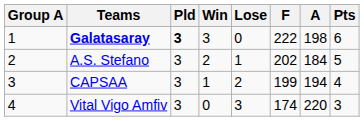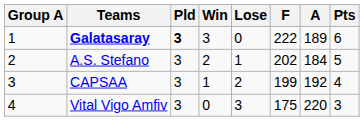(315, 37) 198 -> (315, 37) 189
(315, 82) 194 -> (315, 82) 192
(285, 104) 174 -> (285, 104) 175
